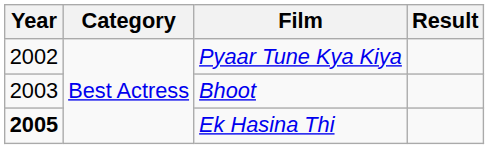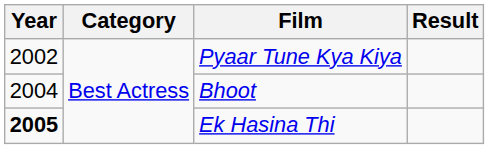(34, 90) 2003 -> (34, 90) 2004
